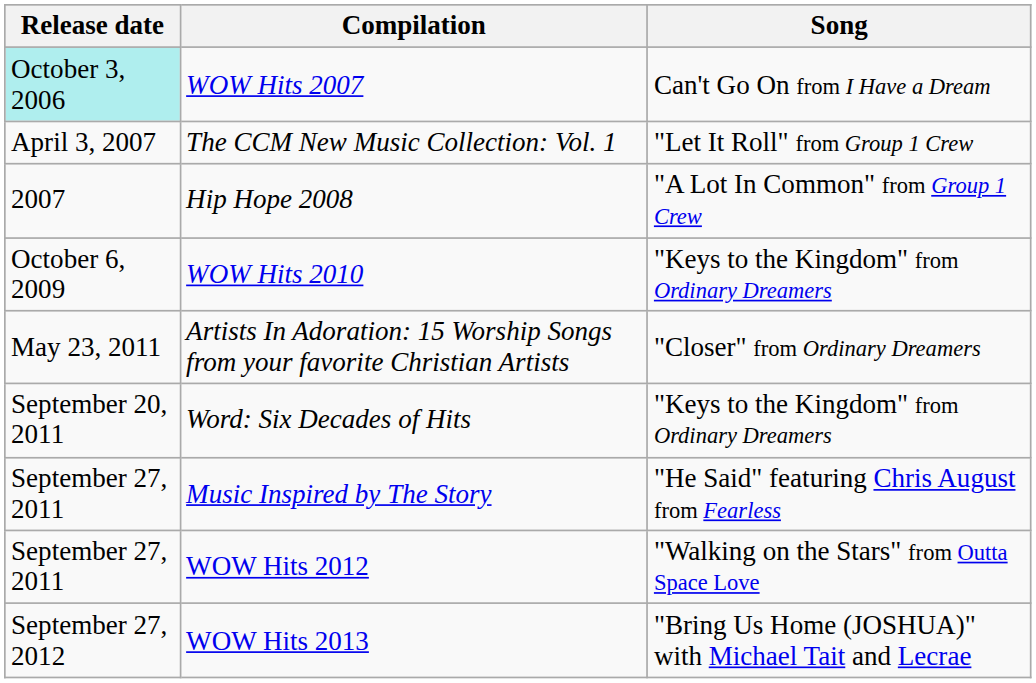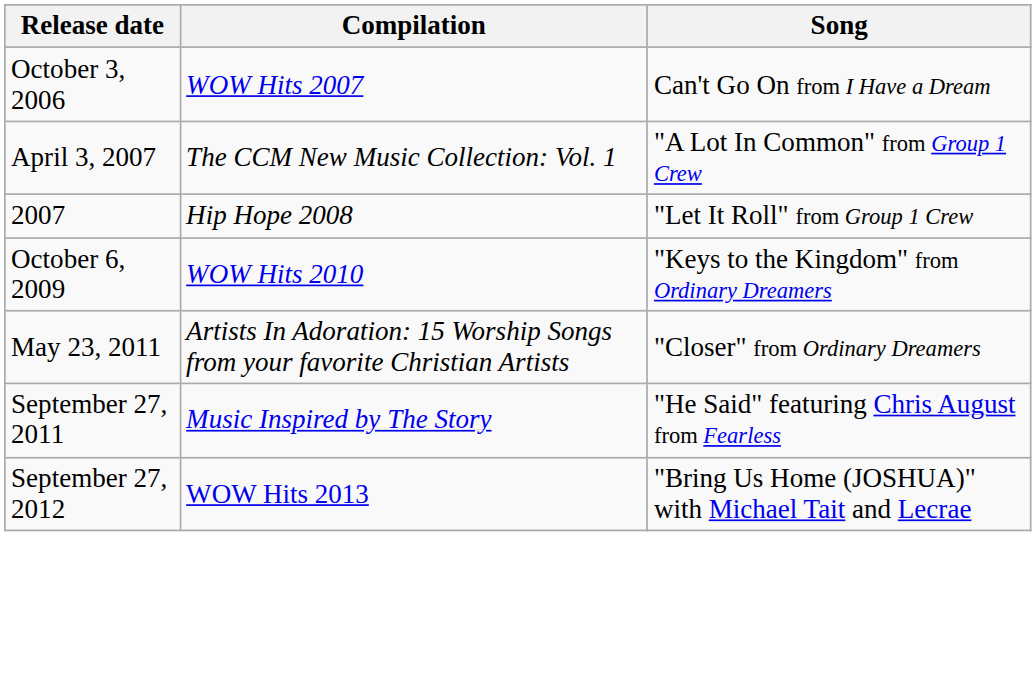(68, 84) paleturquoise background -> (68, 84) no background
(814, 142) "Let It Roll" from Group 1 Crew -> (830, 157) "A Lot In Common" from Group 1 Crew
(830, 200) "A Lot In Common" from Group 1 Crew -> (814, 215) "Let It Roll" from Group 1 Crew
- row: (329, 420)
- row: (278, 566)
